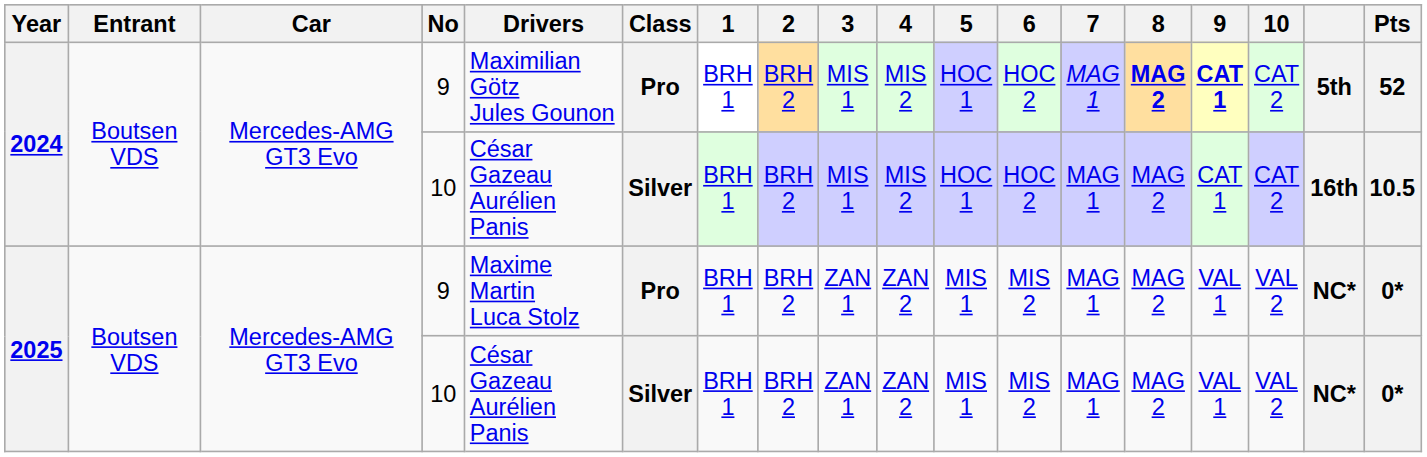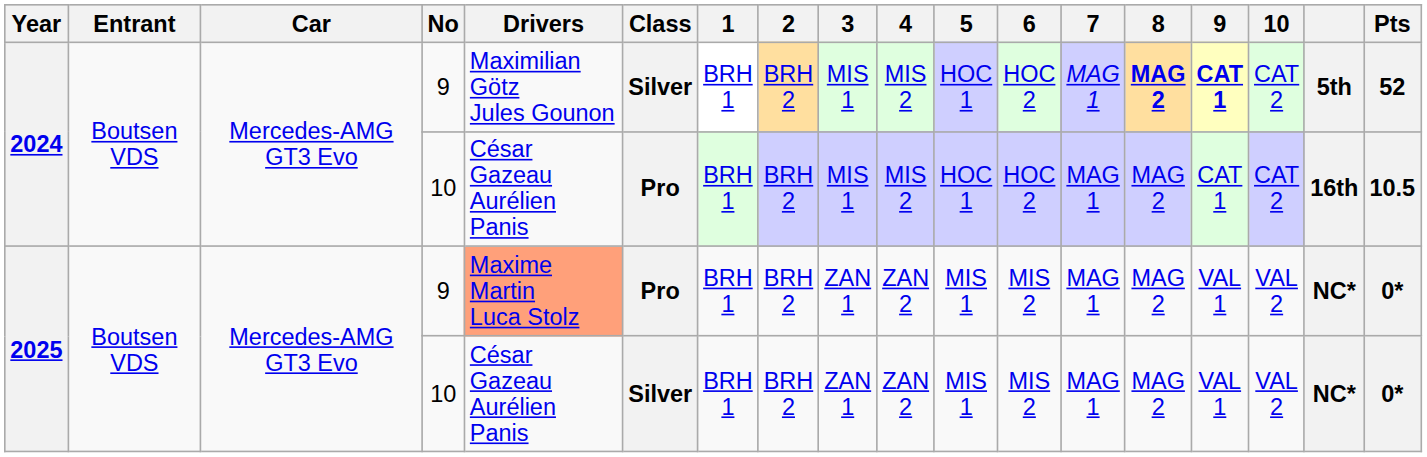(660, 87) Pro -> (660, 87) Silver
(660, 189) Silver -> (660, 189) Pro
(525, 291) no background -> (525, 291) lightsalmon background
